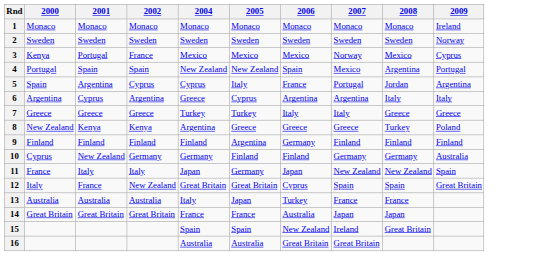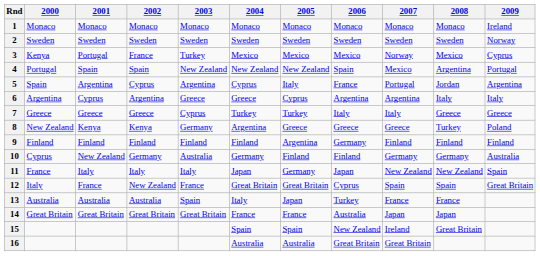+ column: (204, 12)
